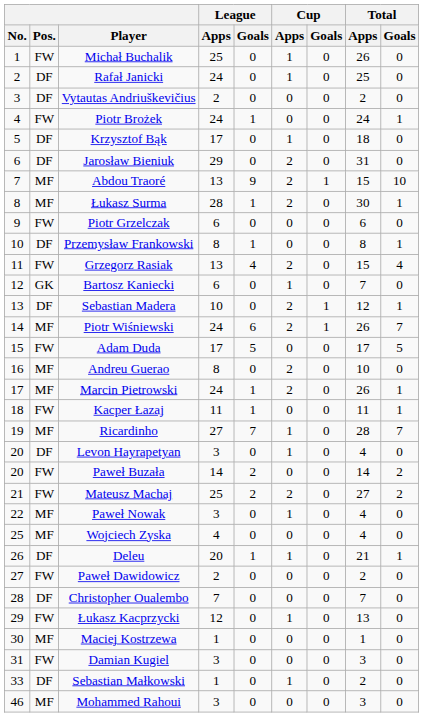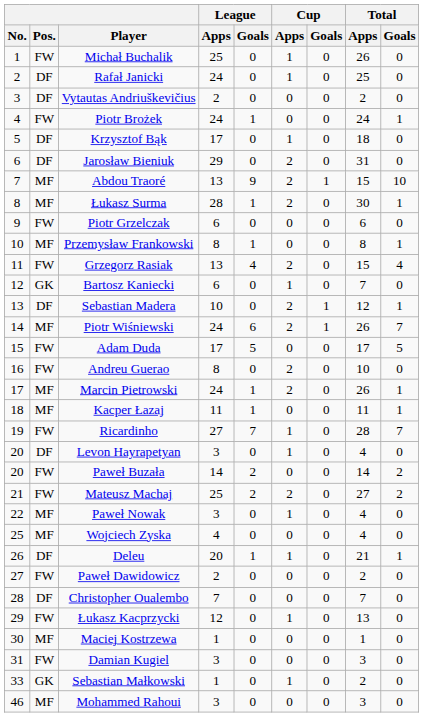(44, 243) DF -> (44, 243) MF
(44, 368) MF -> (44, 368) FW
(44, 410) FW -> (44, 410) MF
(44, 431) MF -> (44, 431) FW
(44, 680) DF -> (44, 680) GK
